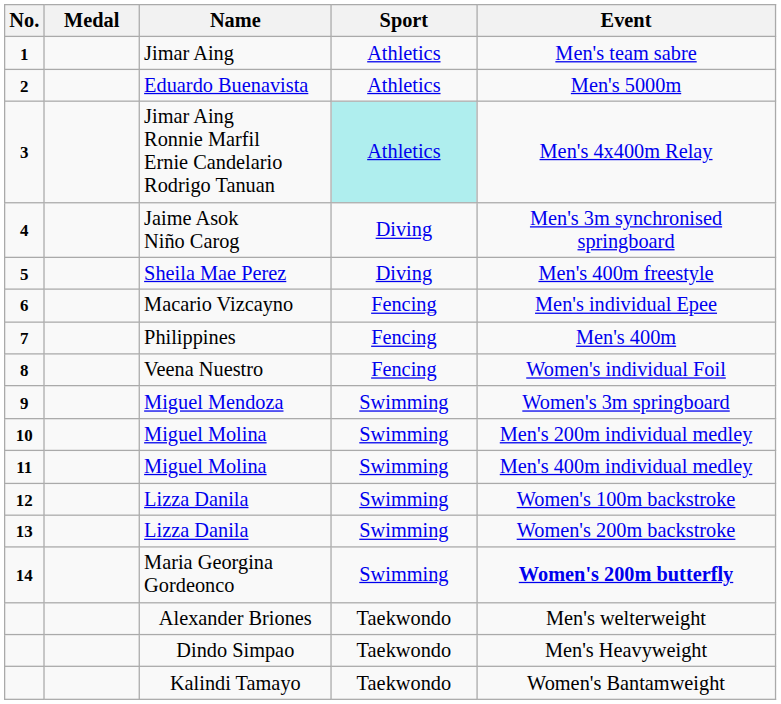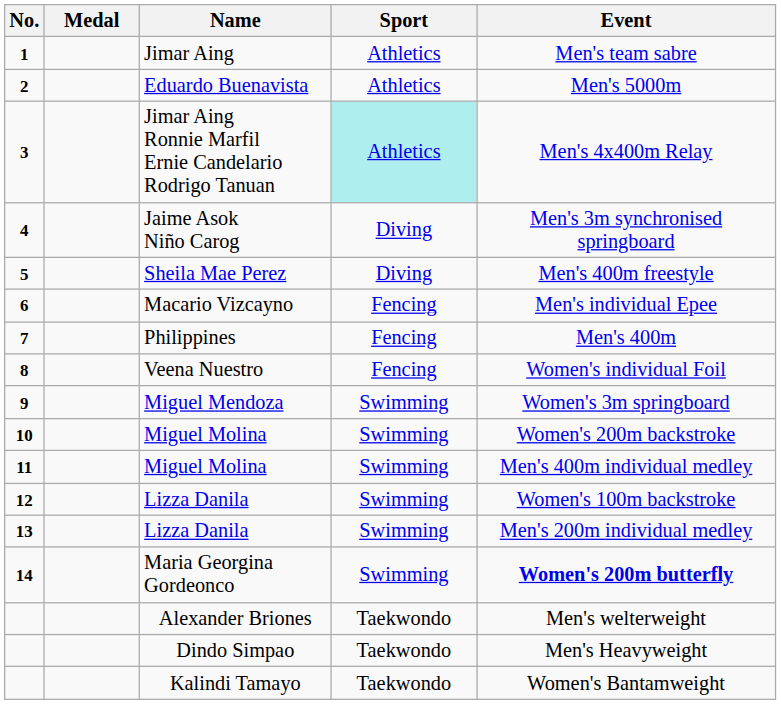(626, 434) Men's 200m individual medley -> (626, 434) Women's 200m backstroke
(626, 530) Women's 200m backstroke -> (626, 530) Men's 200m individual medley
